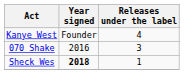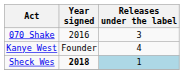rows swapped: (32, 35) <-> (32, 49)
(139, 62) no background -> (139, 62) lightblue background
